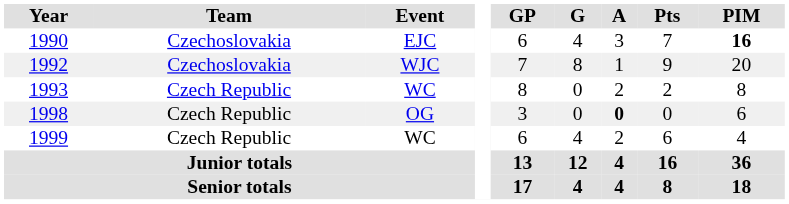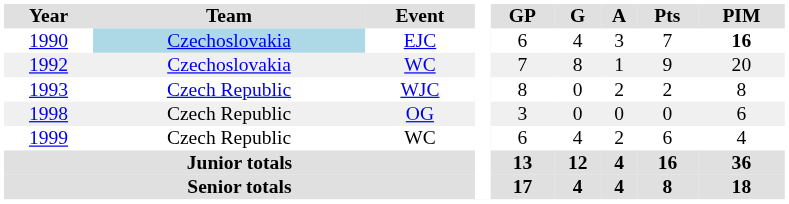(229, 40) no background -> (229, 40) lightblue background
(420, 64) WJC -> (420, 64) WC
(420, 89) WC -> (420, 89) WJC
(619, 113) bold -> (619, 113) normal
